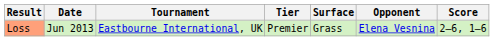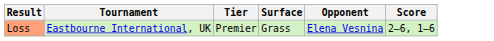- column: (70, 12)
